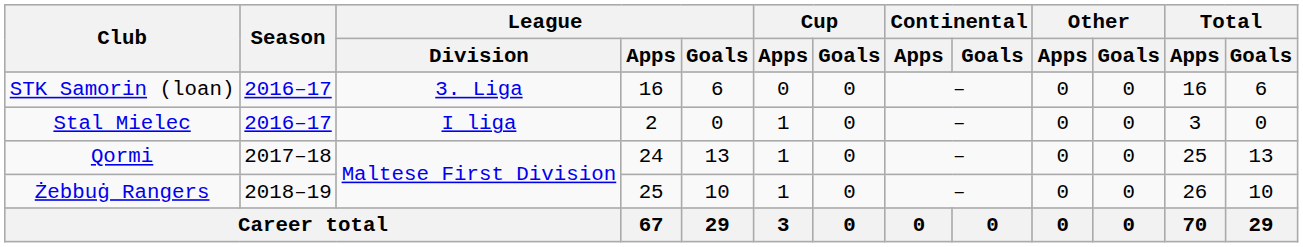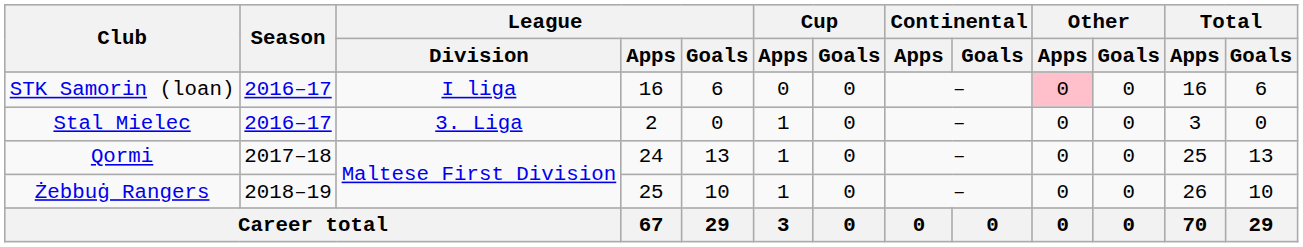(479, 90) 3. Liga -> (479, 90) I liga
(1063, 90) no background -> (1063, 90) pink background
(479, 123) I liga -> (479, 123) 3. Liga
